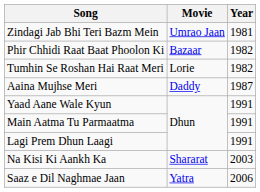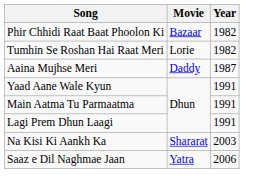- row: (83, 31)
